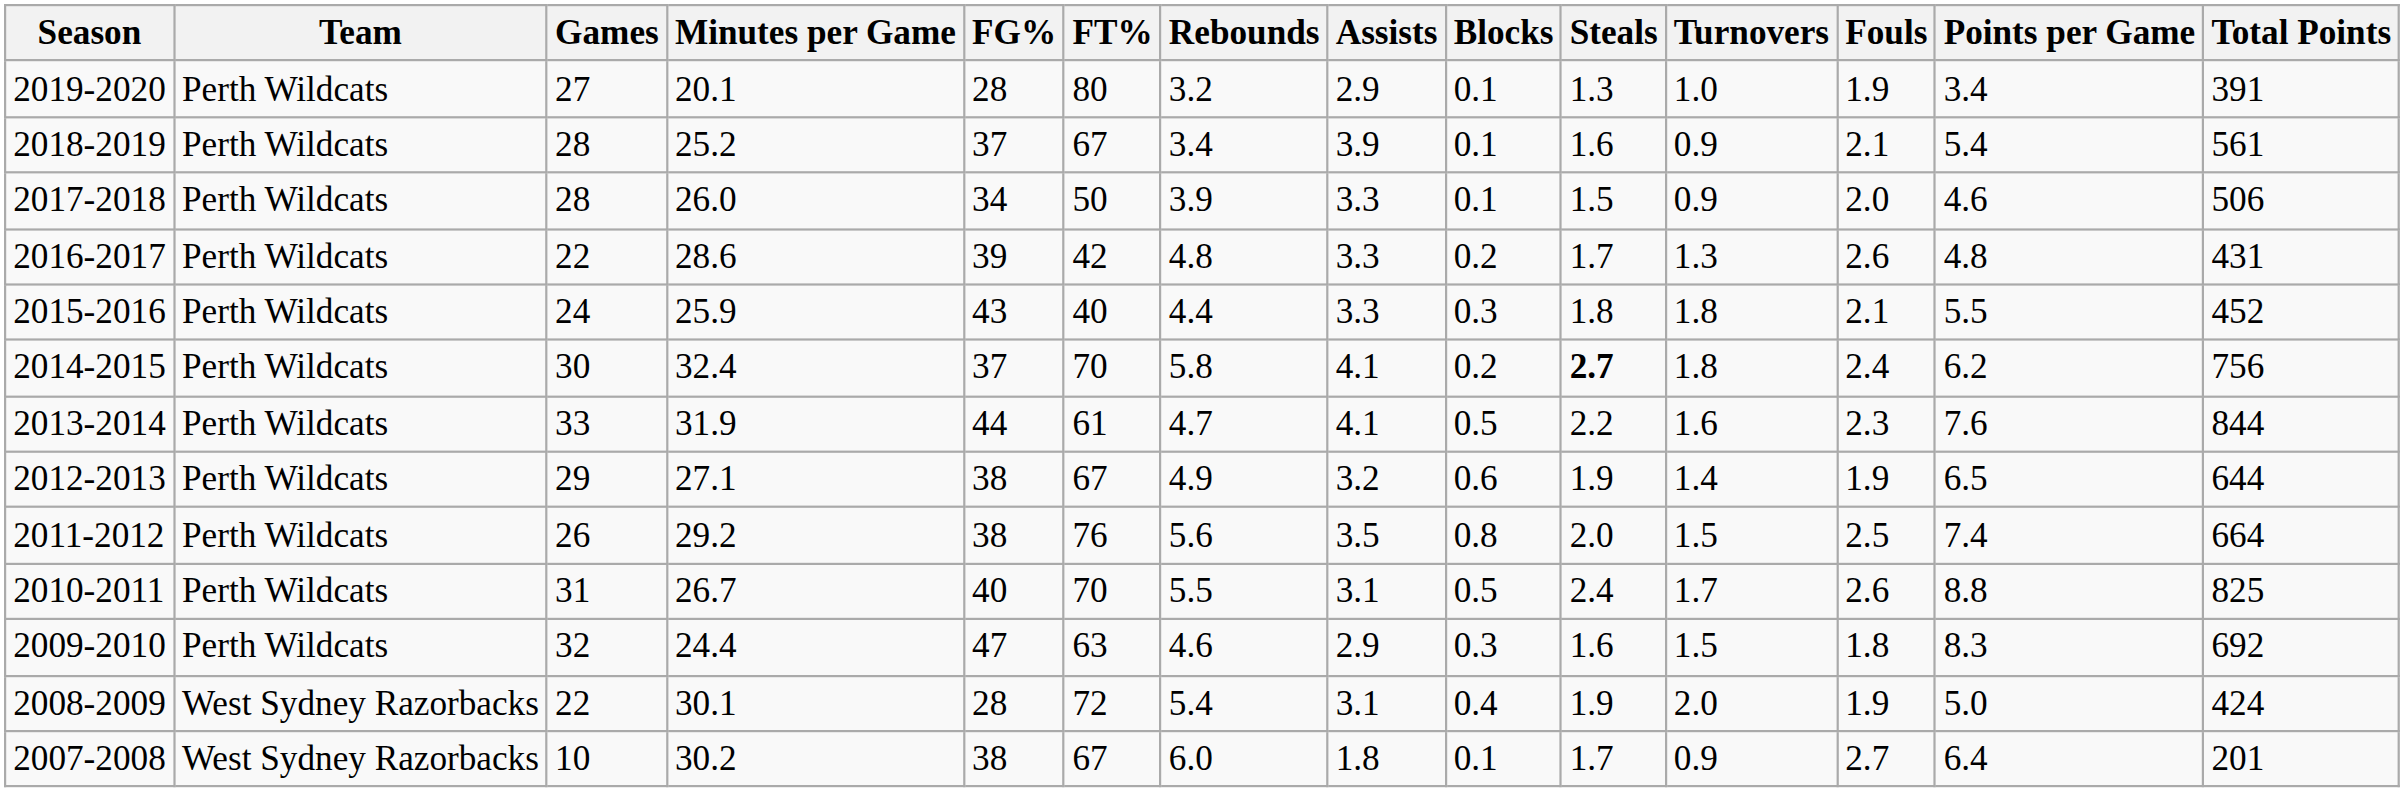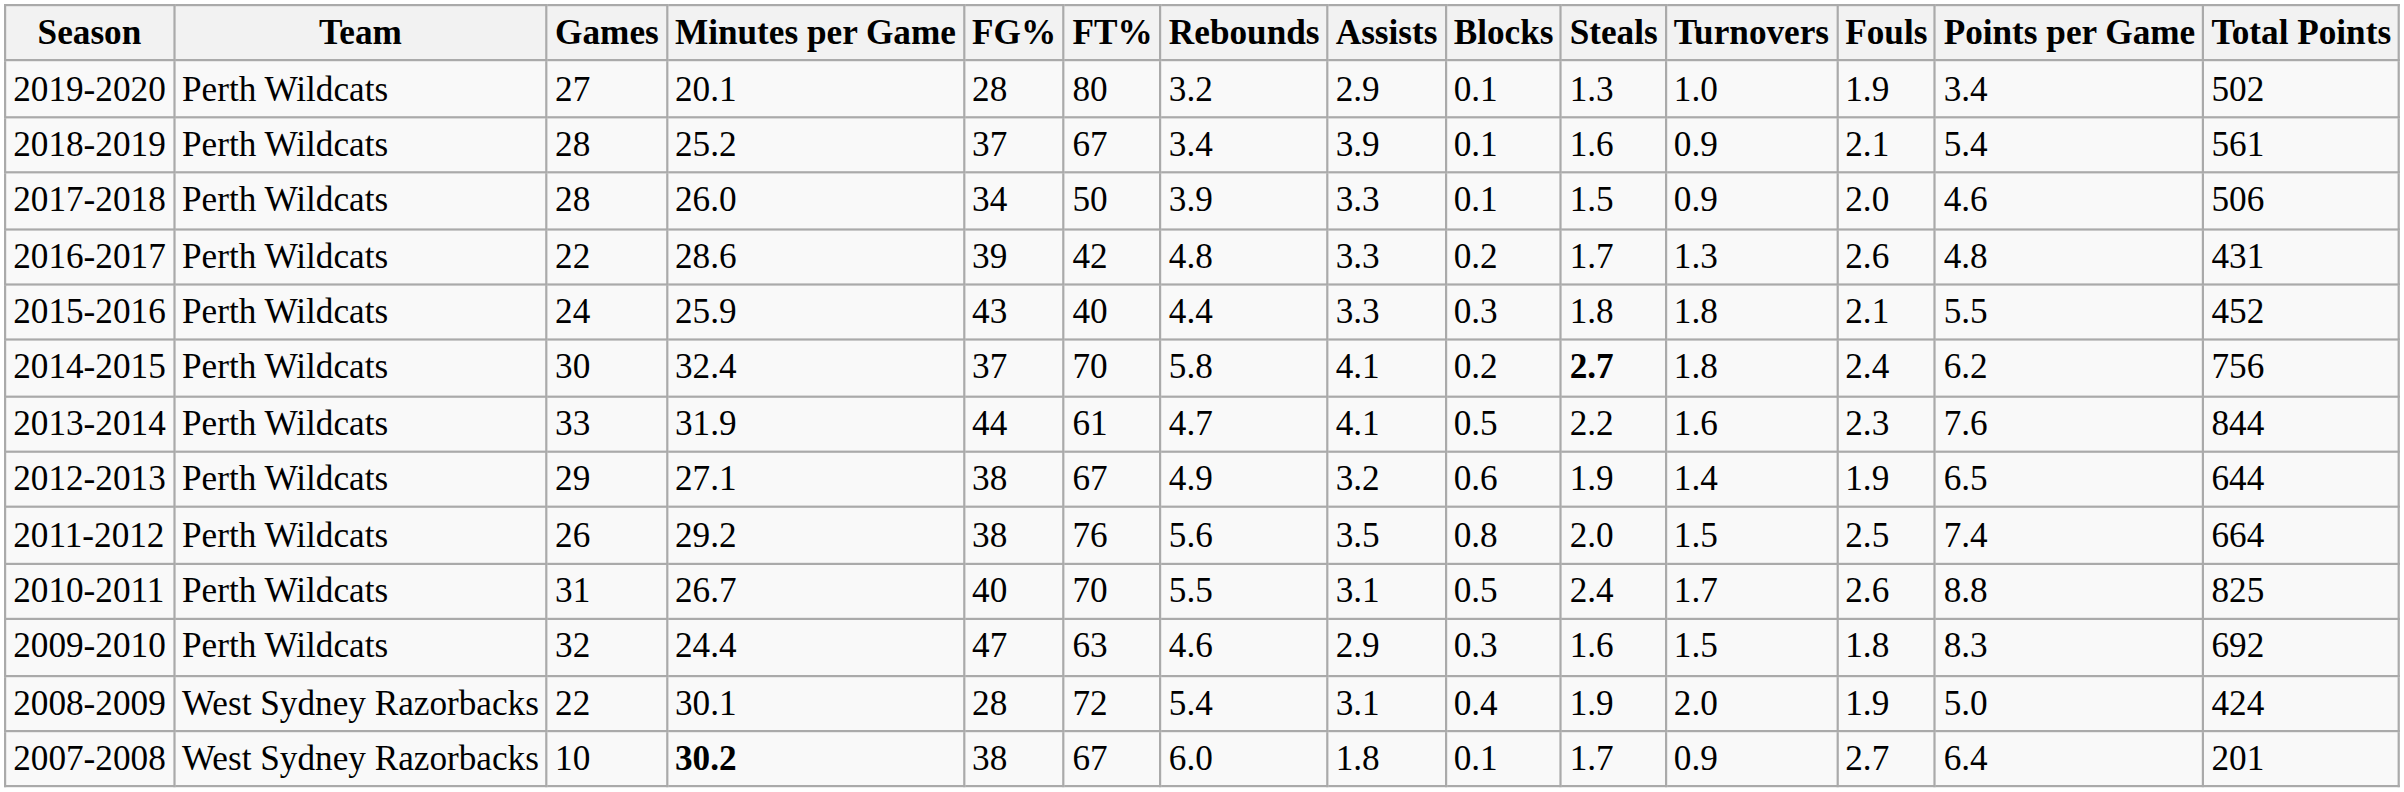(2238, 88) 391 -> (2238, 88) 502
(706, 758) normal -> (706, 758) bold
